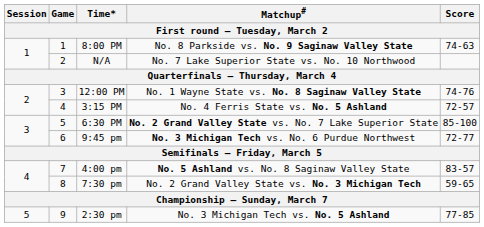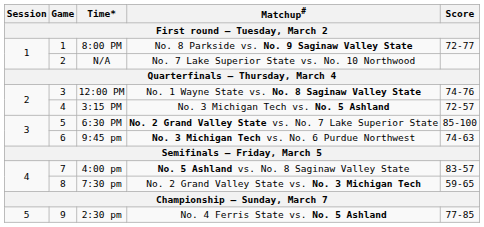(460, 46) 74-63 -> (460, 46) 72-77
(284, 108) No. 4 Ferris State vs. No. 5 Ashland -> (284, 108) No. 3 Michigan Tech vs. No. 5 Ashland
(460, 138) 72-77 -> (460, 138) 74-63
(284, 215) No. 3 Michigan Tech vs. No. 5 Ashland -> (284, 215) No. 4 Ferris State vs. No. 5 Ashland
